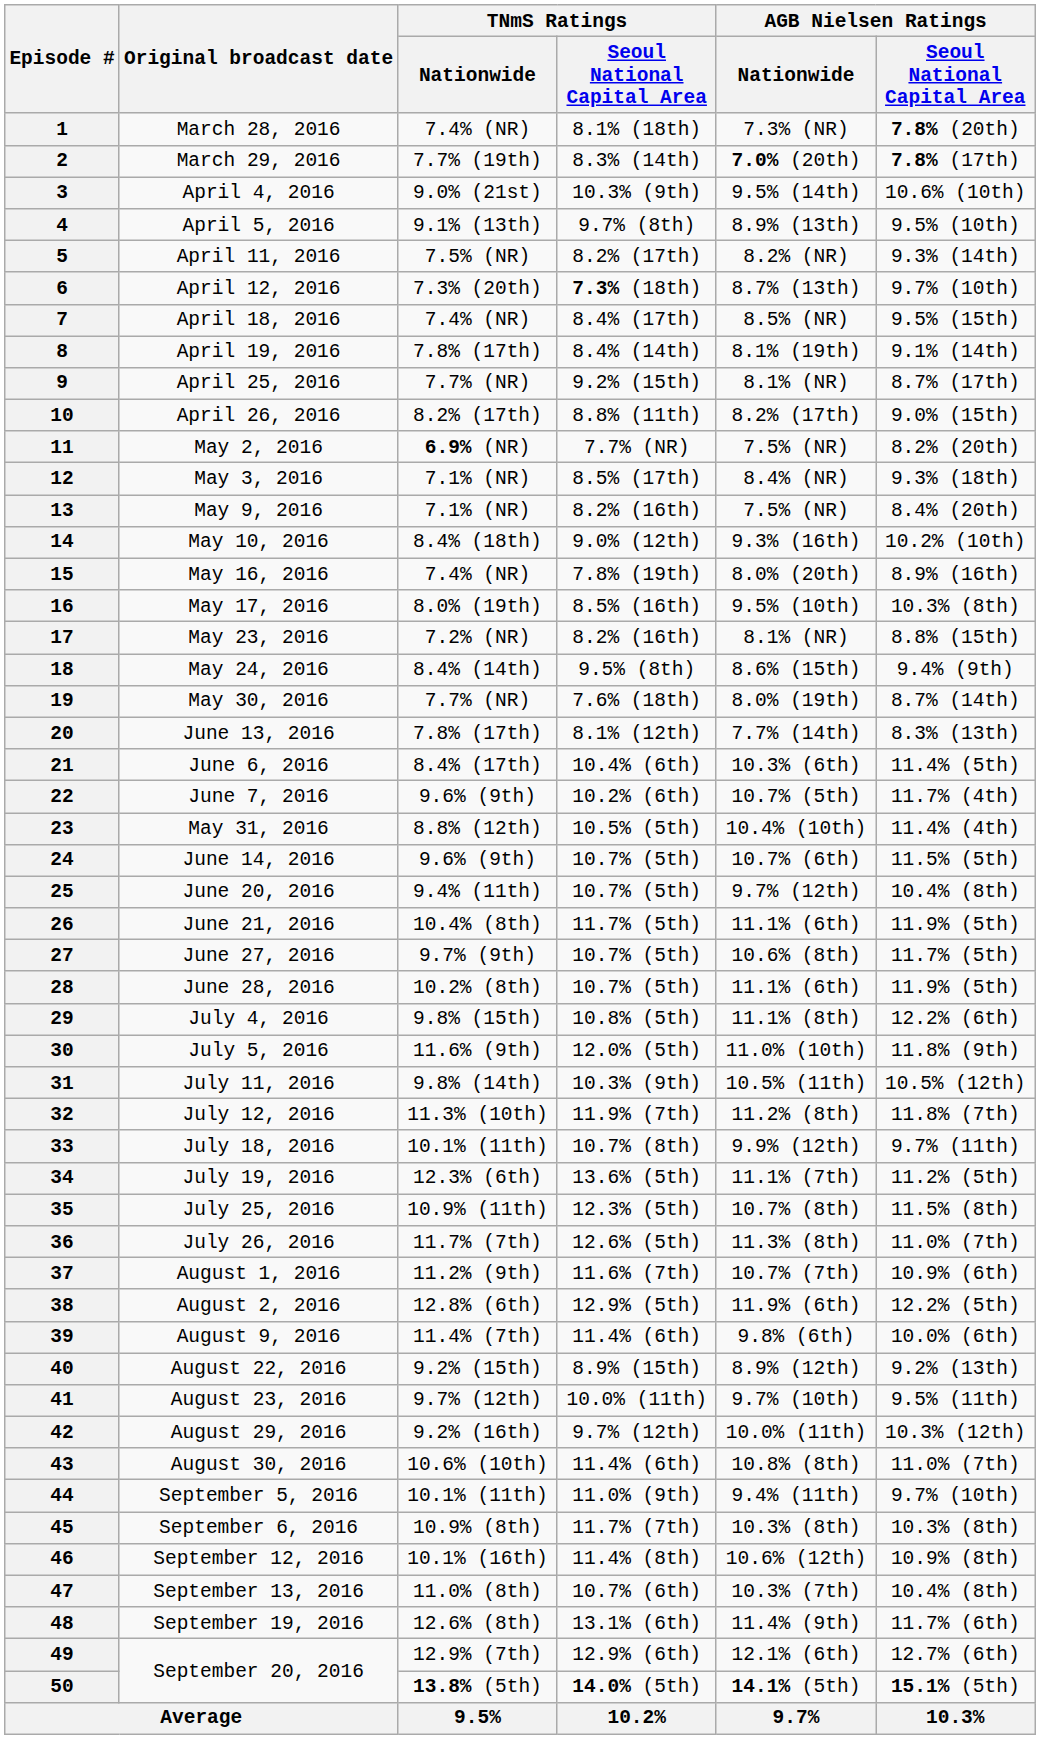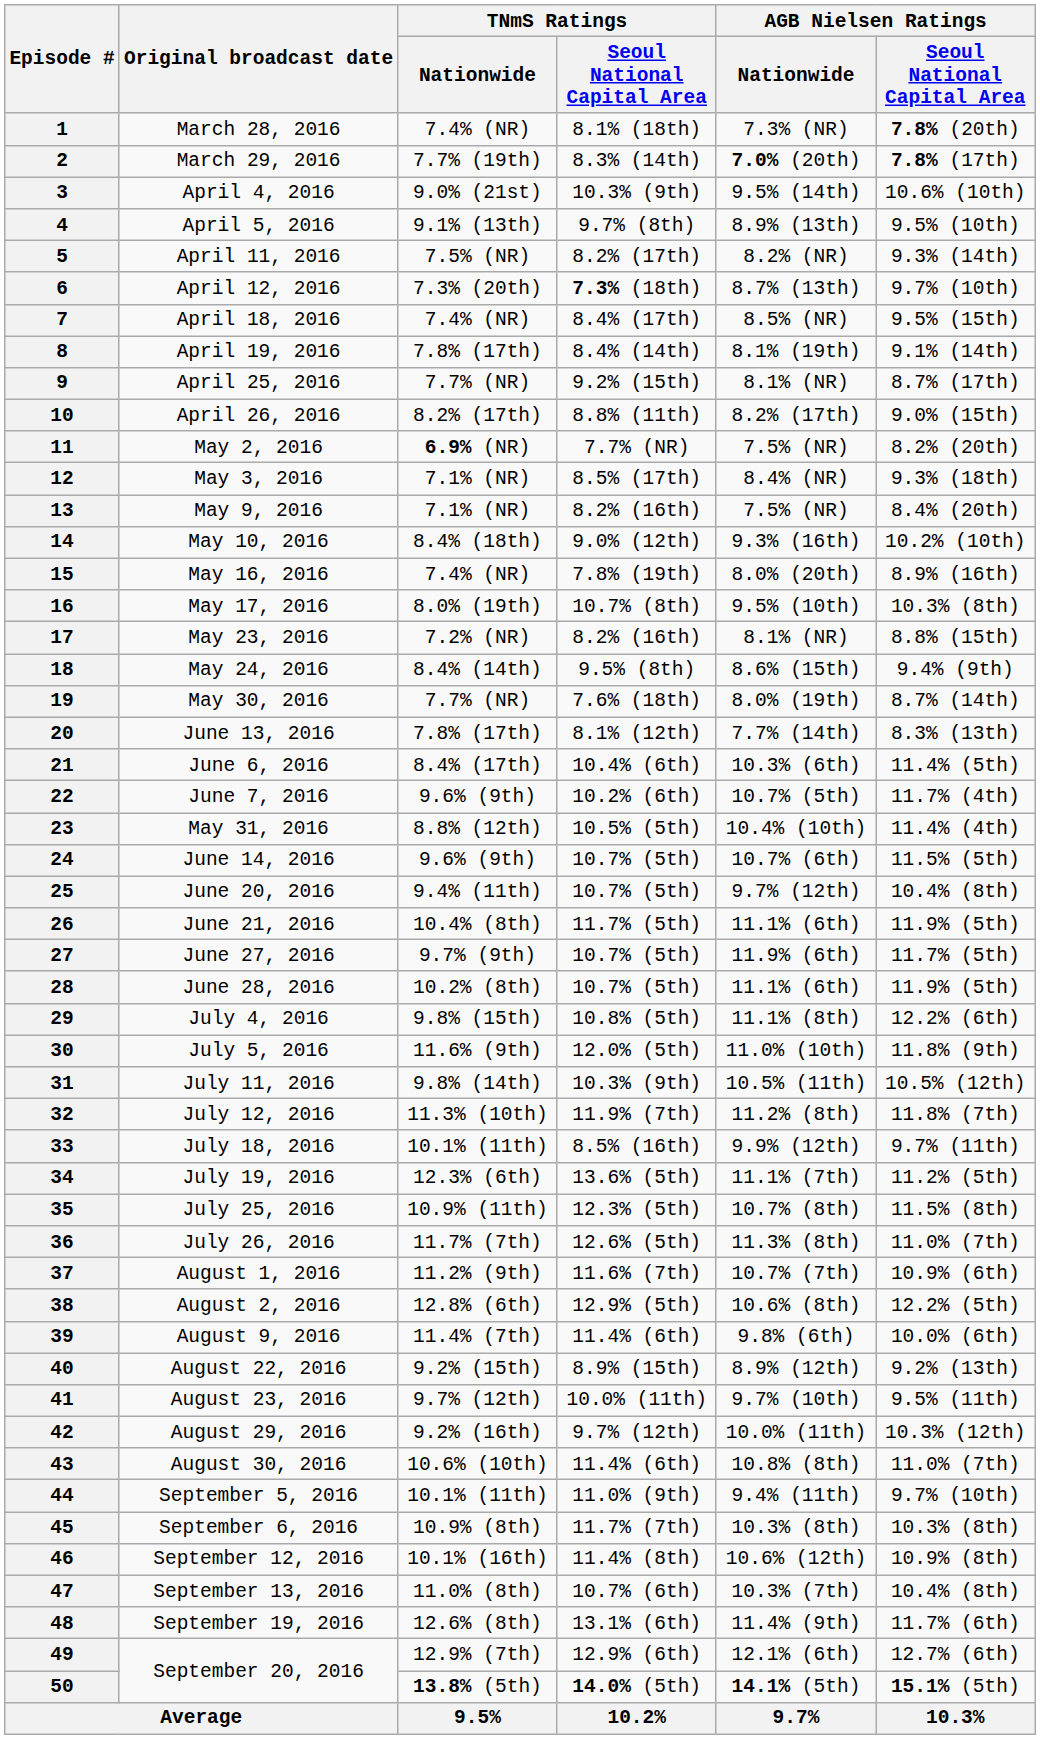(637, 606) 8.5% (16th) -> (637, 606) 10.7% (8th)
(796, 956) 10.6% (8th) -> (796, 956) 11.9% (6th)
(637, 1146) 10.7% (8th) -> (637, 1146) 8.5% (16th)
(796, 1305) 11.9% (6th) -> (796, 1305) 10.6% (8th)
